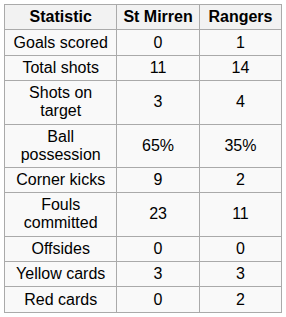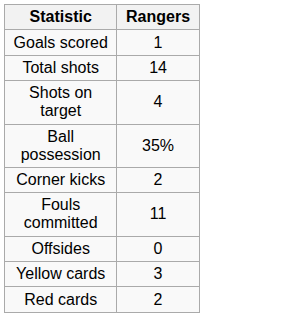- column: (158, 17)
